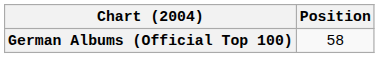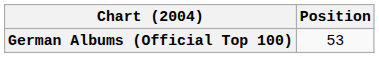(335, 41) 58 -> (335, 41) 53
